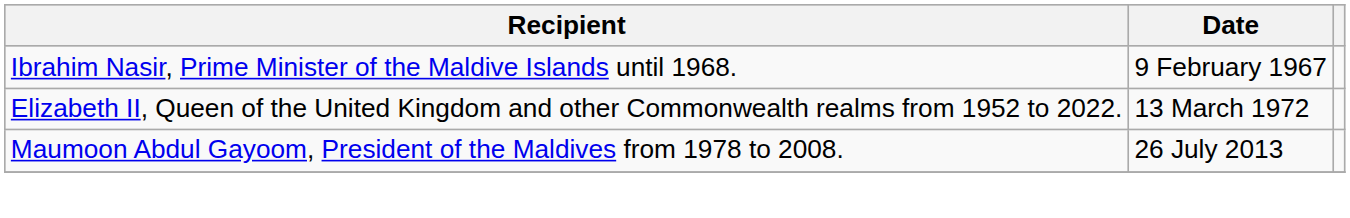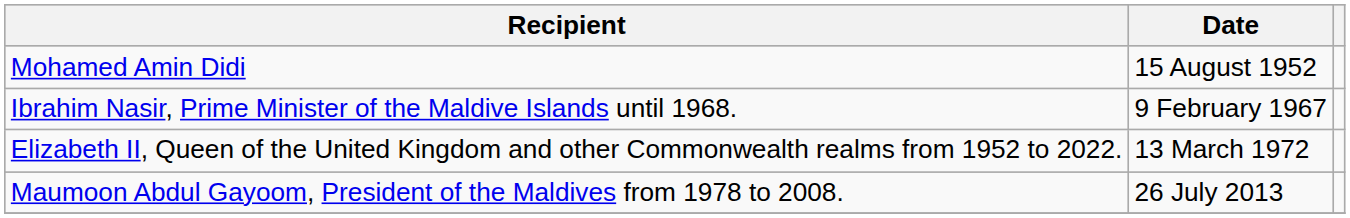+ row: (128, 66)
